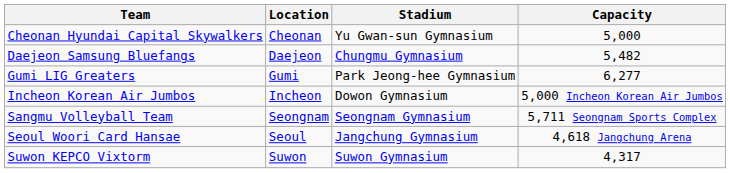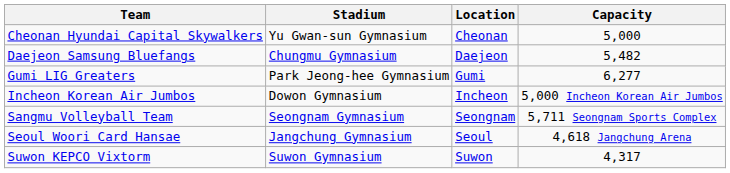columns swapped: (299, 15) <-> (425, 15)
